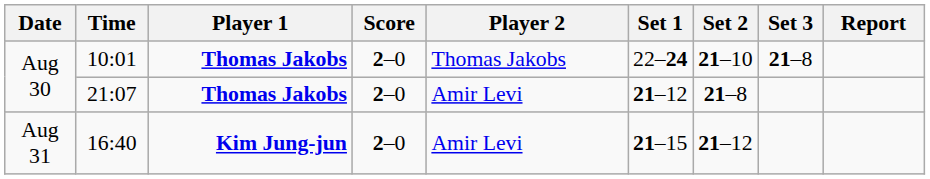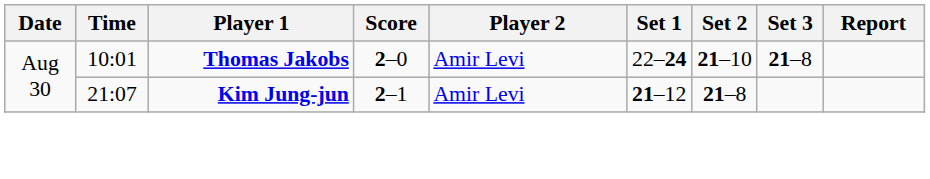(499, 58) Thomas Jakobs -> (479, 58) Amir Levi
(274, 94) Thomas Jakobs -> (283, 94) Kim Jung-jun
(389, 94) 2–0 -> (391, 94) 2–1
- row: (112, 143)
